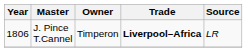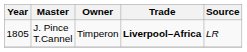(18, 33) 1806 -> (18, 33) 1805
